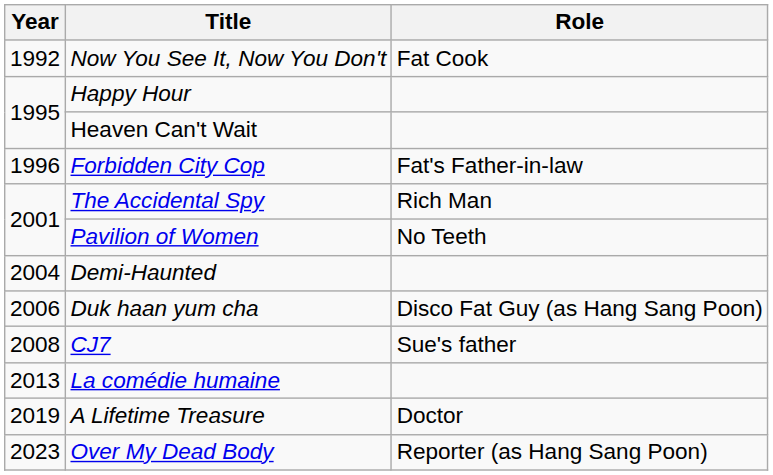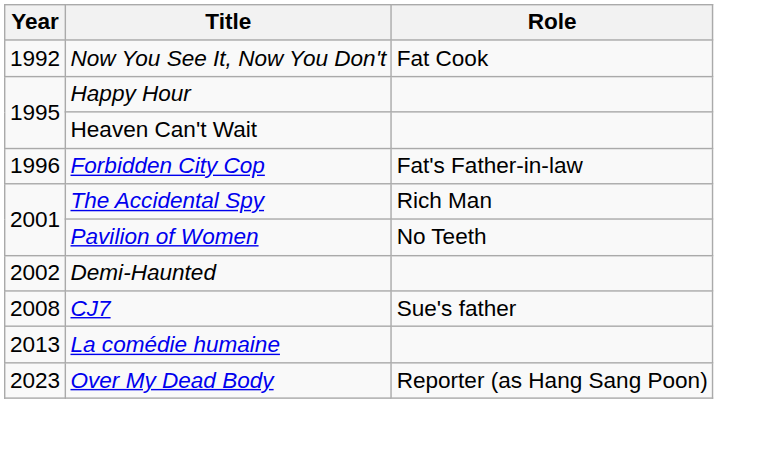(35, 272) 2004 -> (35, 272) 2002
- row: (165, 308)
- row: (168, 415)
